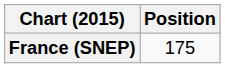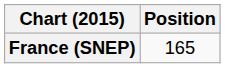(180, 47) 175 -> (180, 47) 165
